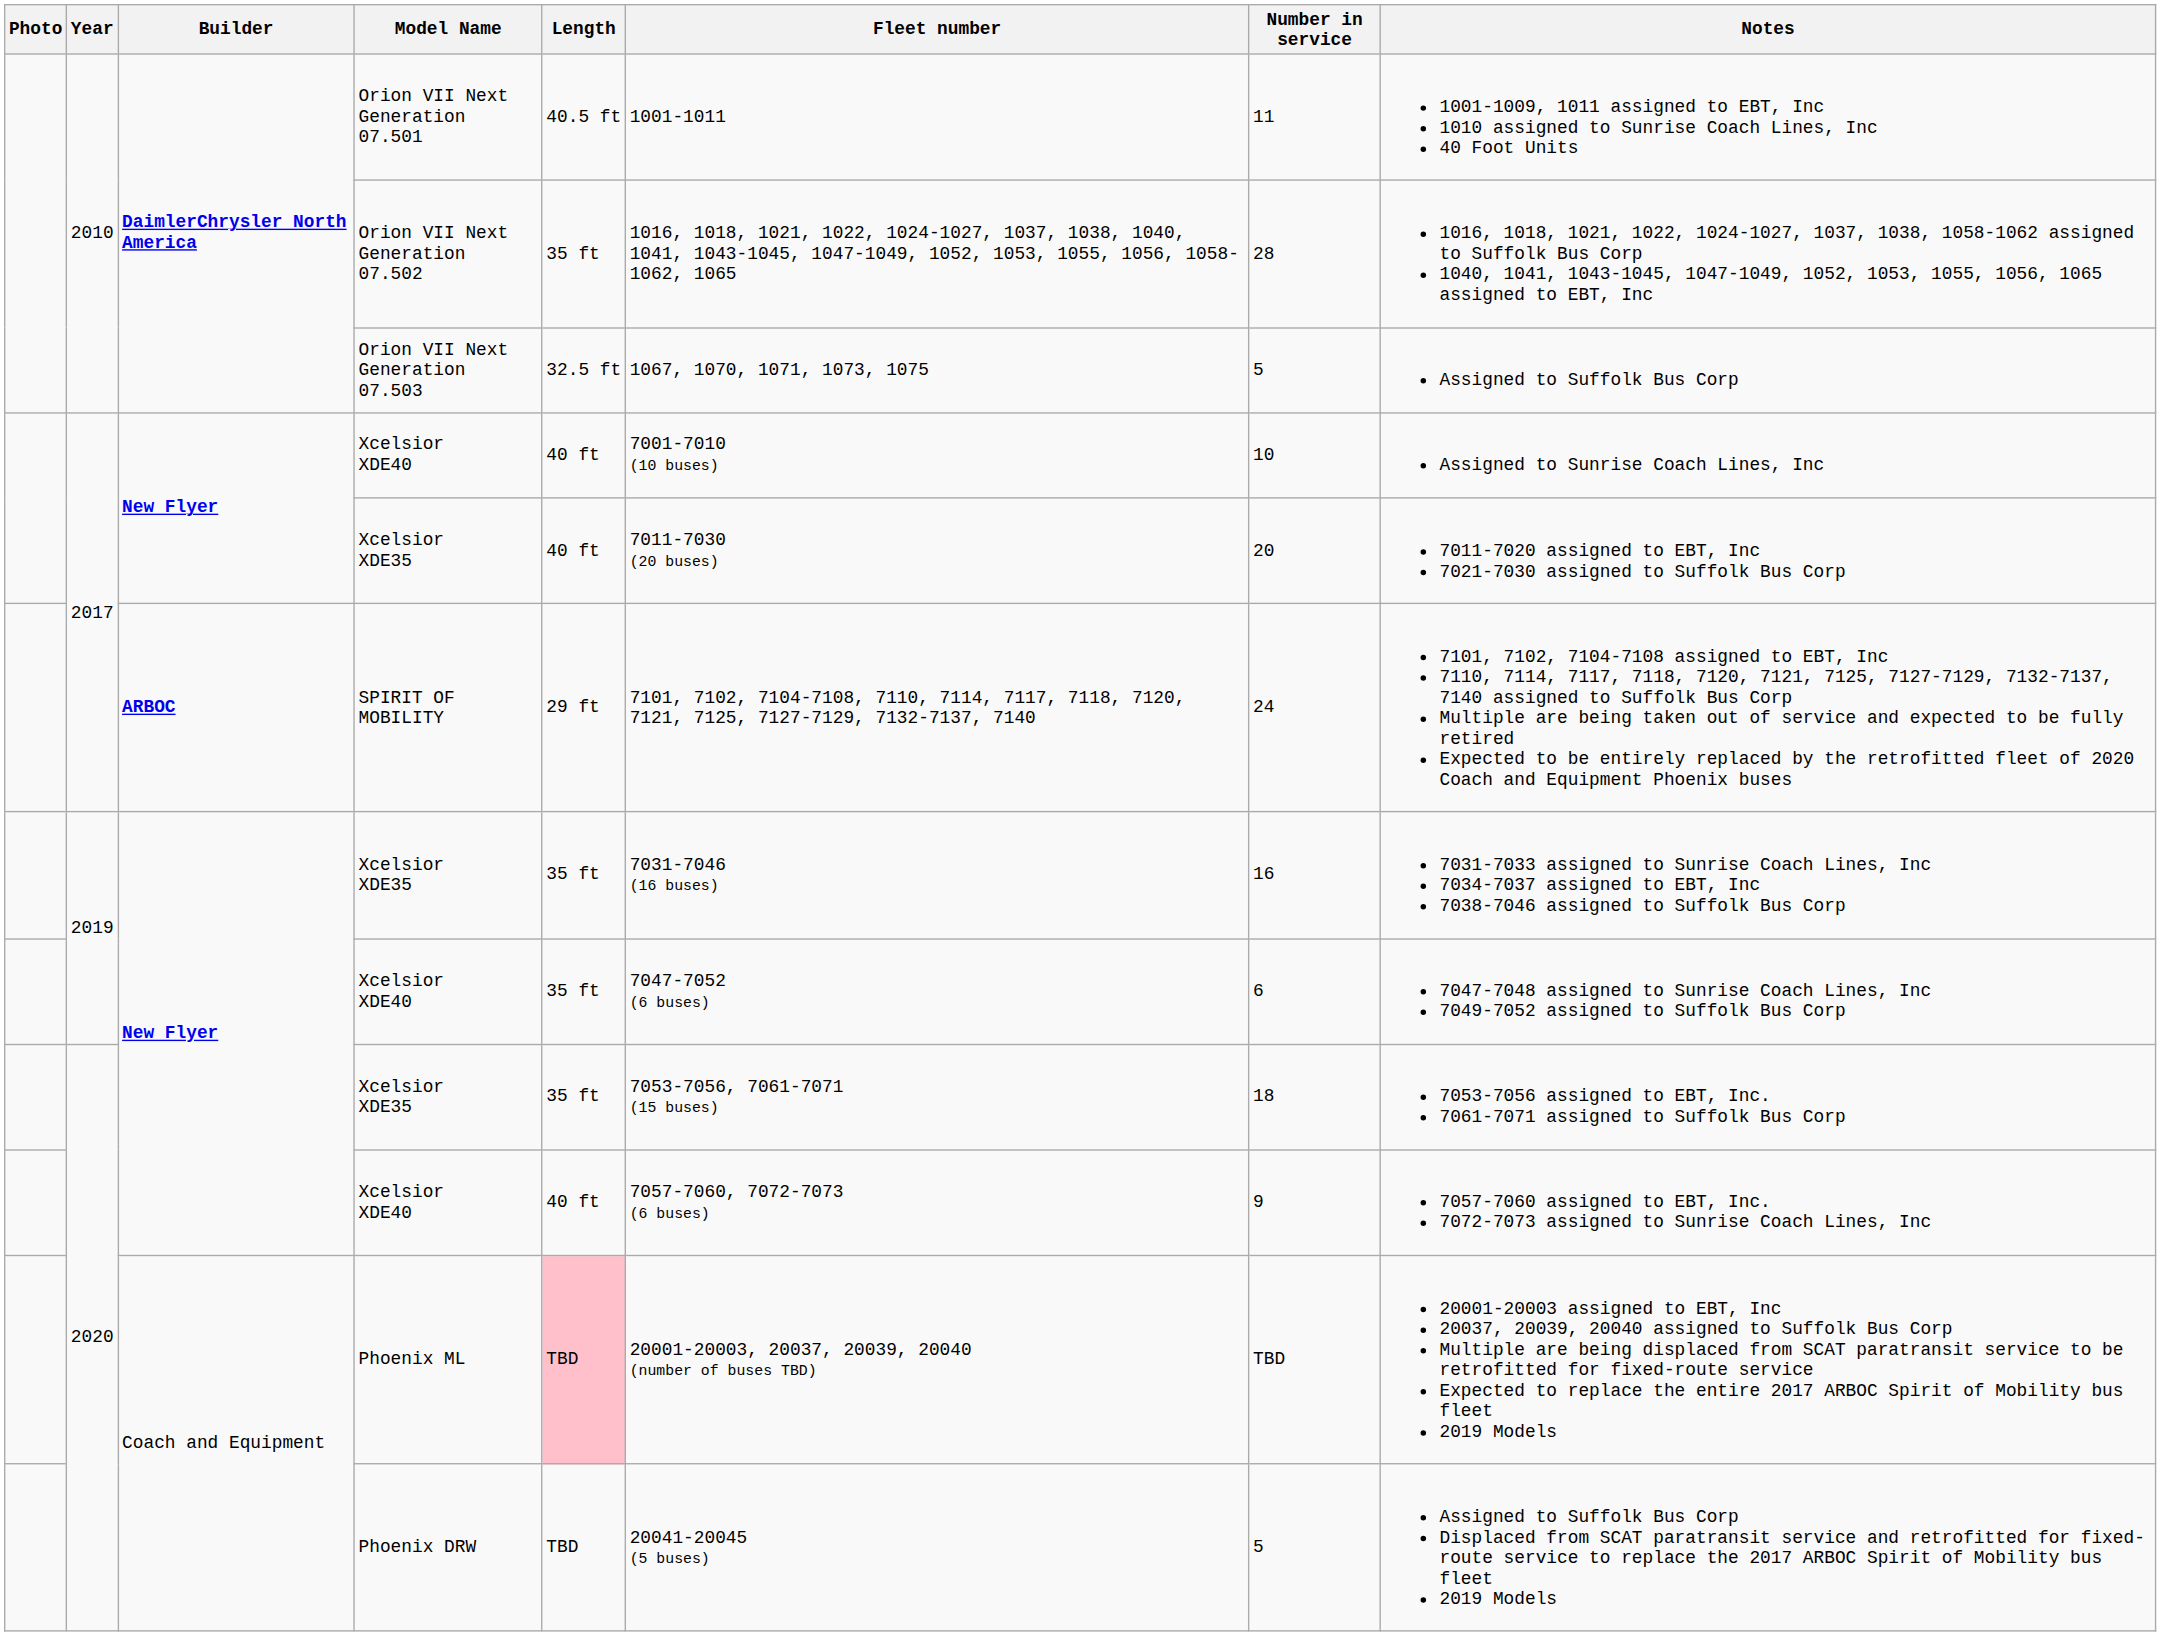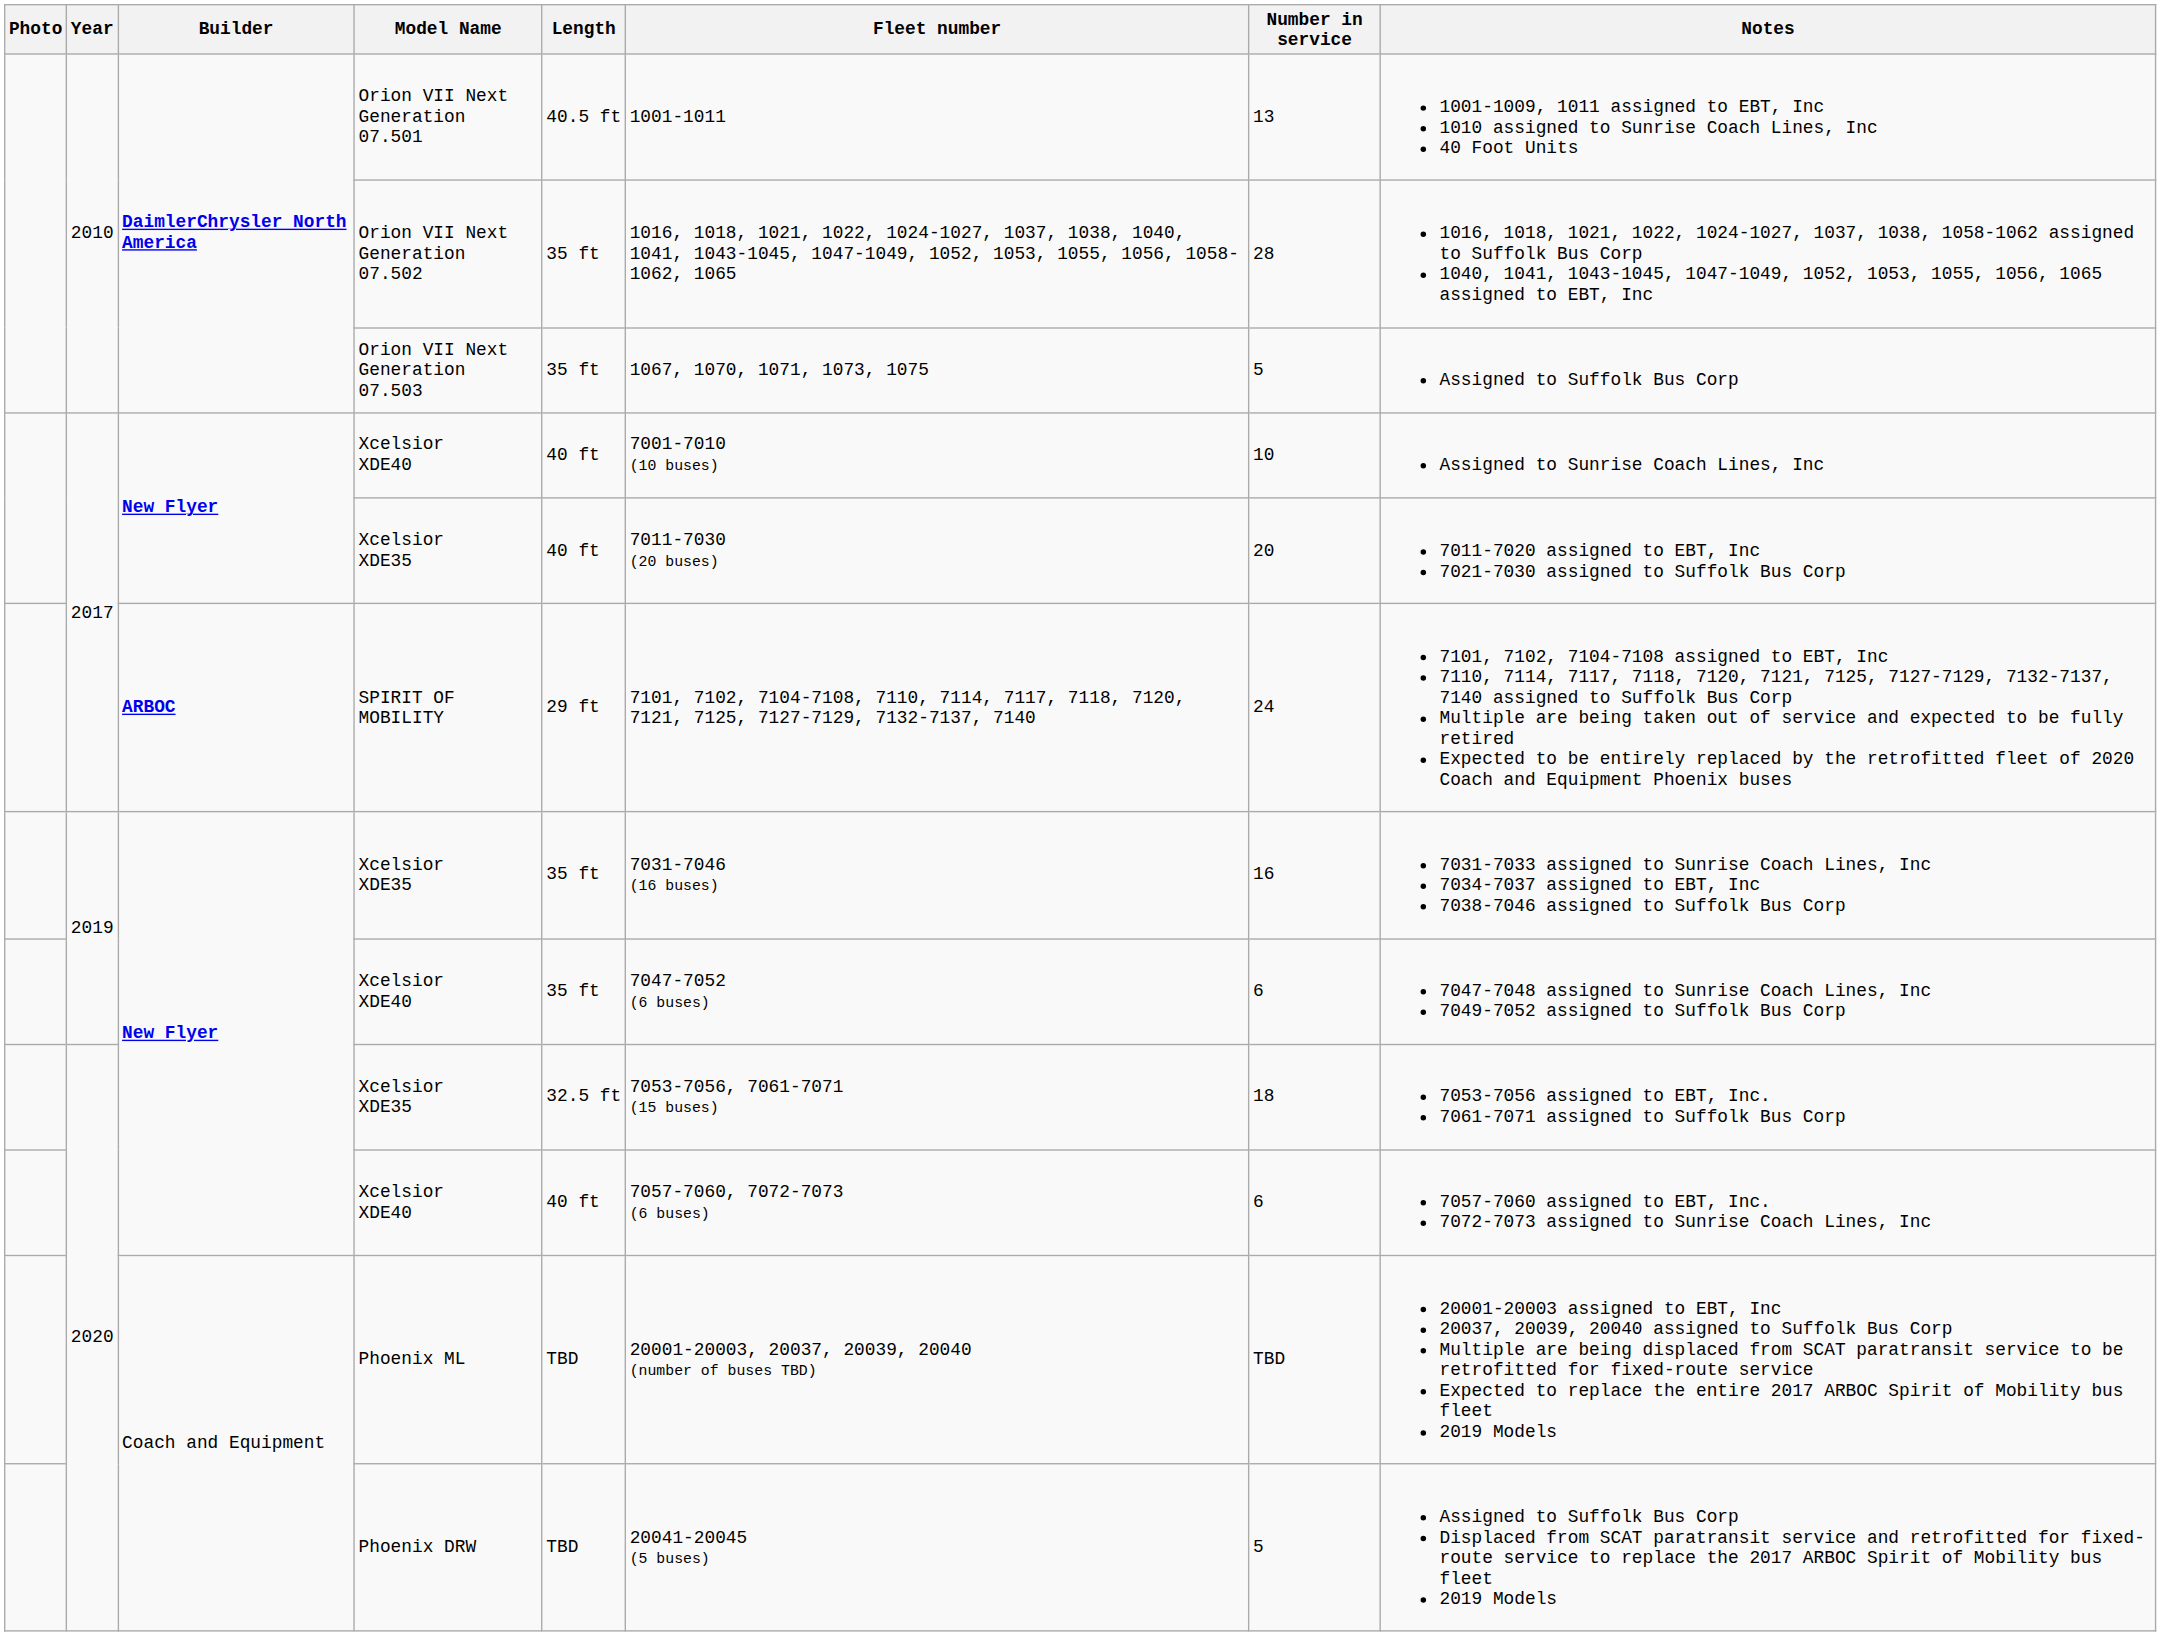(1264, 117) 11 -> (1264, 117) 13
(584, 370) 32.5 ft -> (573, 370) 35 ft
(573, 1097) 35 ft -> (584, 1097) 32.5 ft
(1258, 1203) 9 -> (1258, 1203) 6
(562, 1360) pink background -> (562, 1360) no background
